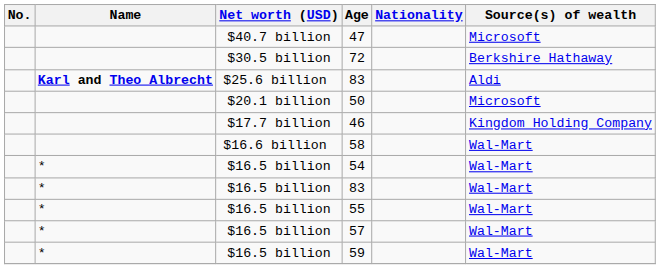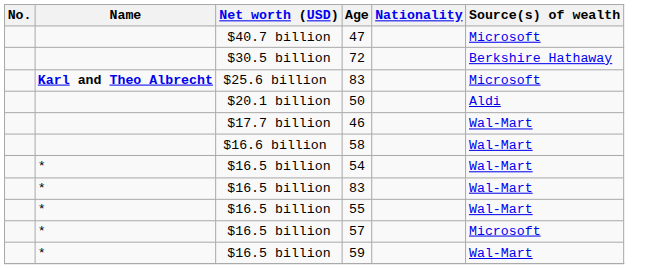(485, 80) Aldi -> (505, 80) Microsoft
(505, 102) Microsoft -> (485, 102) Aldi
(561, 123) Kingdom Holding Company -> (501, 123) Wal-Mart
(501, 231) Wal-Mart -> (505, 231) Microsoft
